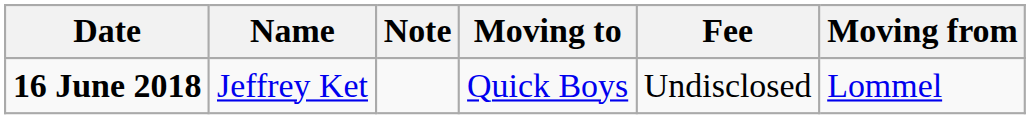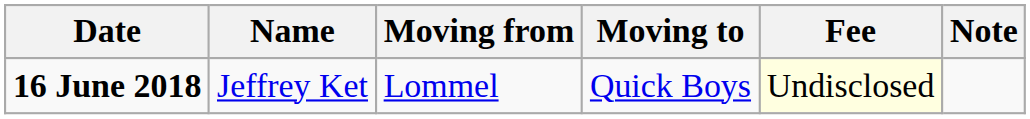columns swapped: (923, 31) <-> (418, 31)
(728, 85) no background -> (851, 85) lightyellow background
